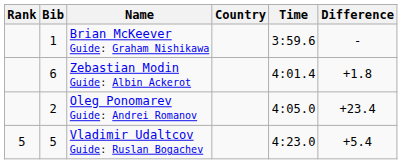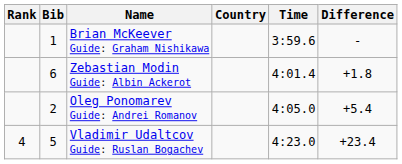(358, 108) +23.4 -> (358, 108) +5.4
(22, 142) 5 -> (22, 142) 4
(358, 142) +5.4 -> (358, 142) +23.4
